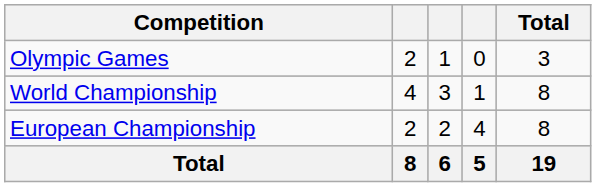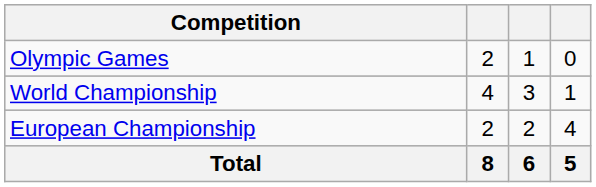- column: (544, 23)
